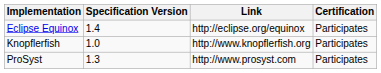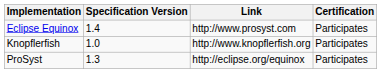(248, 28) http://eclipse.org/equinox -> (244, 28) http://www.prosyst.com
(244, 60) http://www.prosyst.com -> (248, 60) http://eclipse.org/equinox
